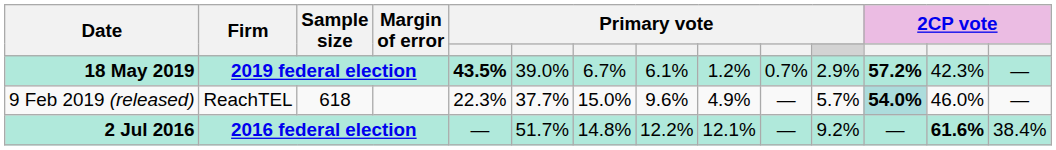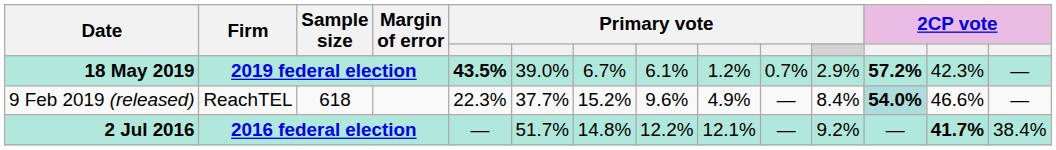(605, 101) 15.0% -> (605, 101) 15.2%
(838, 101) 5.7% -> (838, 101) 8.4%
(957, 101) 46.0% -> (957, 101) 46.6%
(957, 130) 61.6% -> (957, 130) 41.7%
